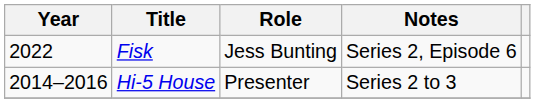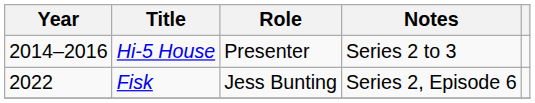rows swapped: (166, 82) <-> (135, 51)
